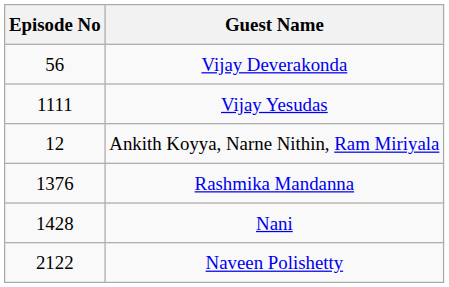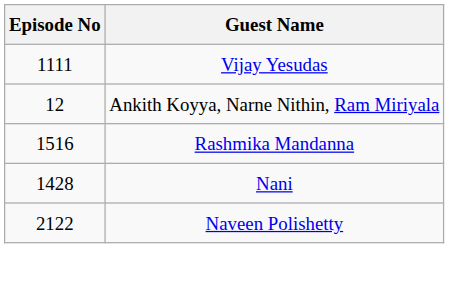- row: (274, 64)
(55, 184) 1376 -> (55, 144) 1516
